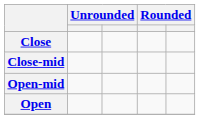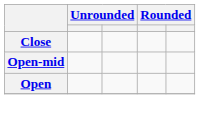- row: (36, 62)
